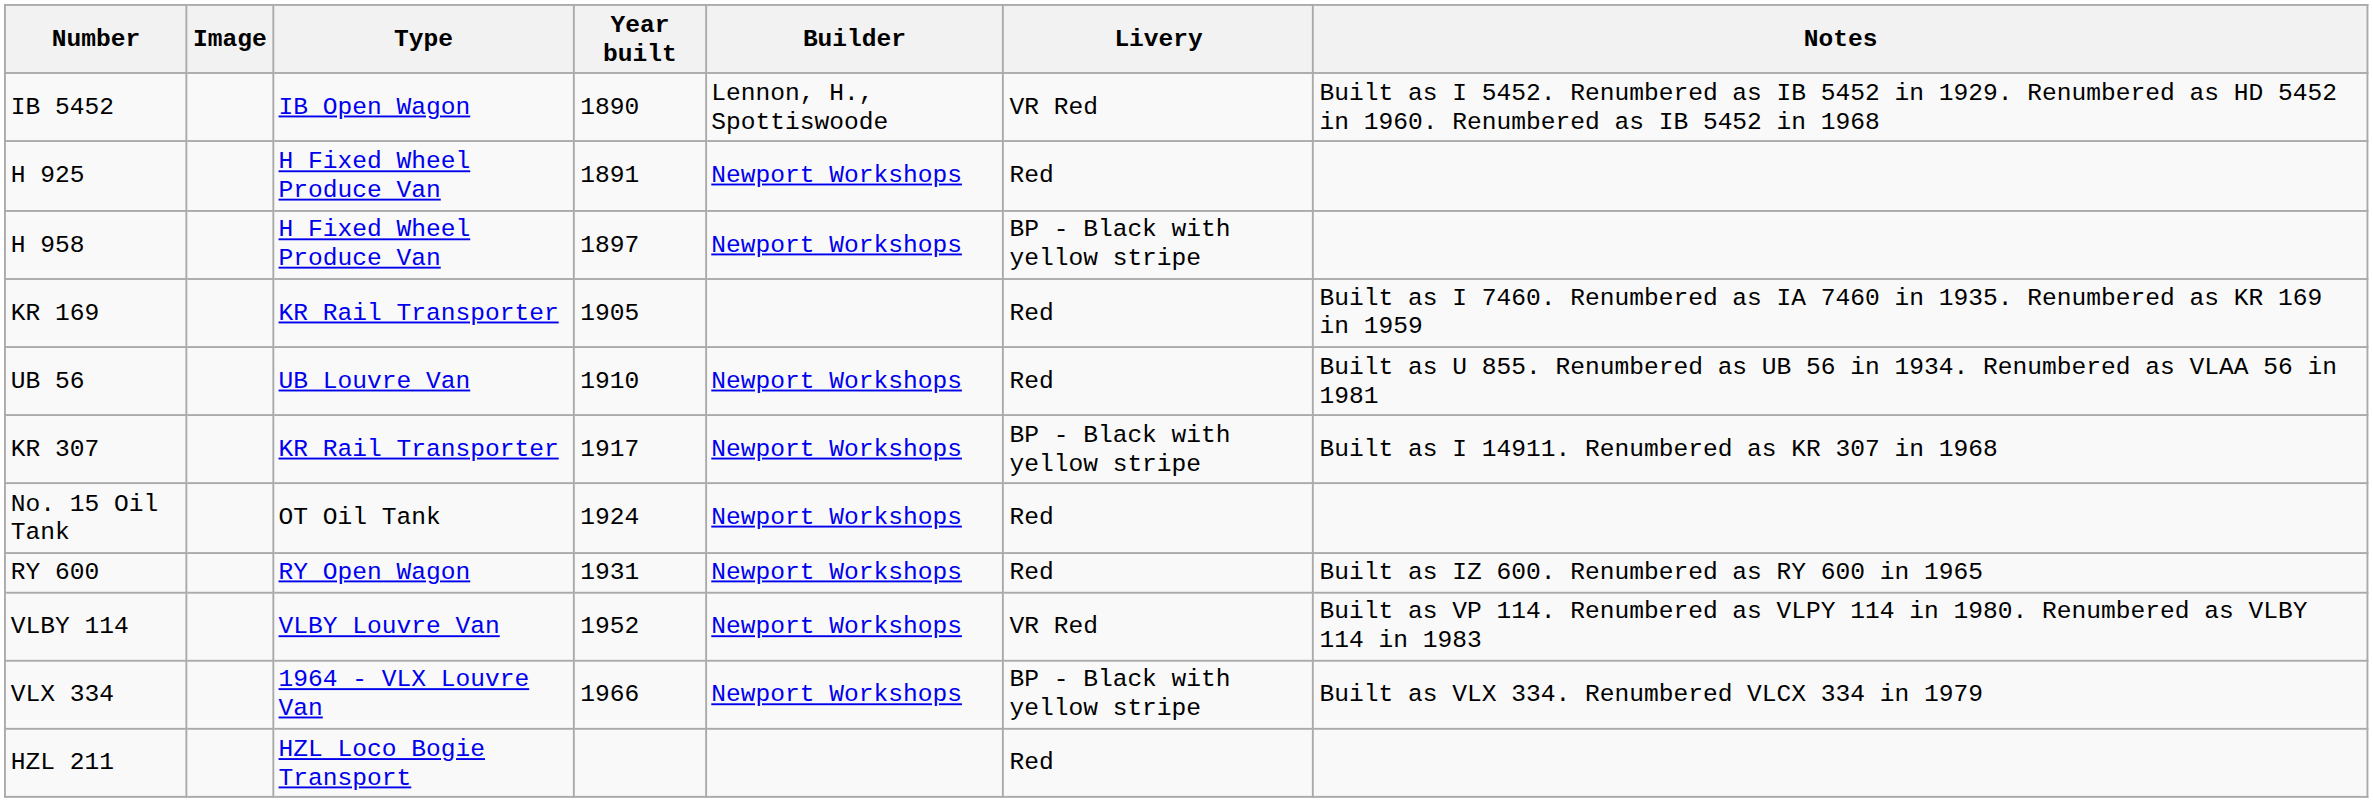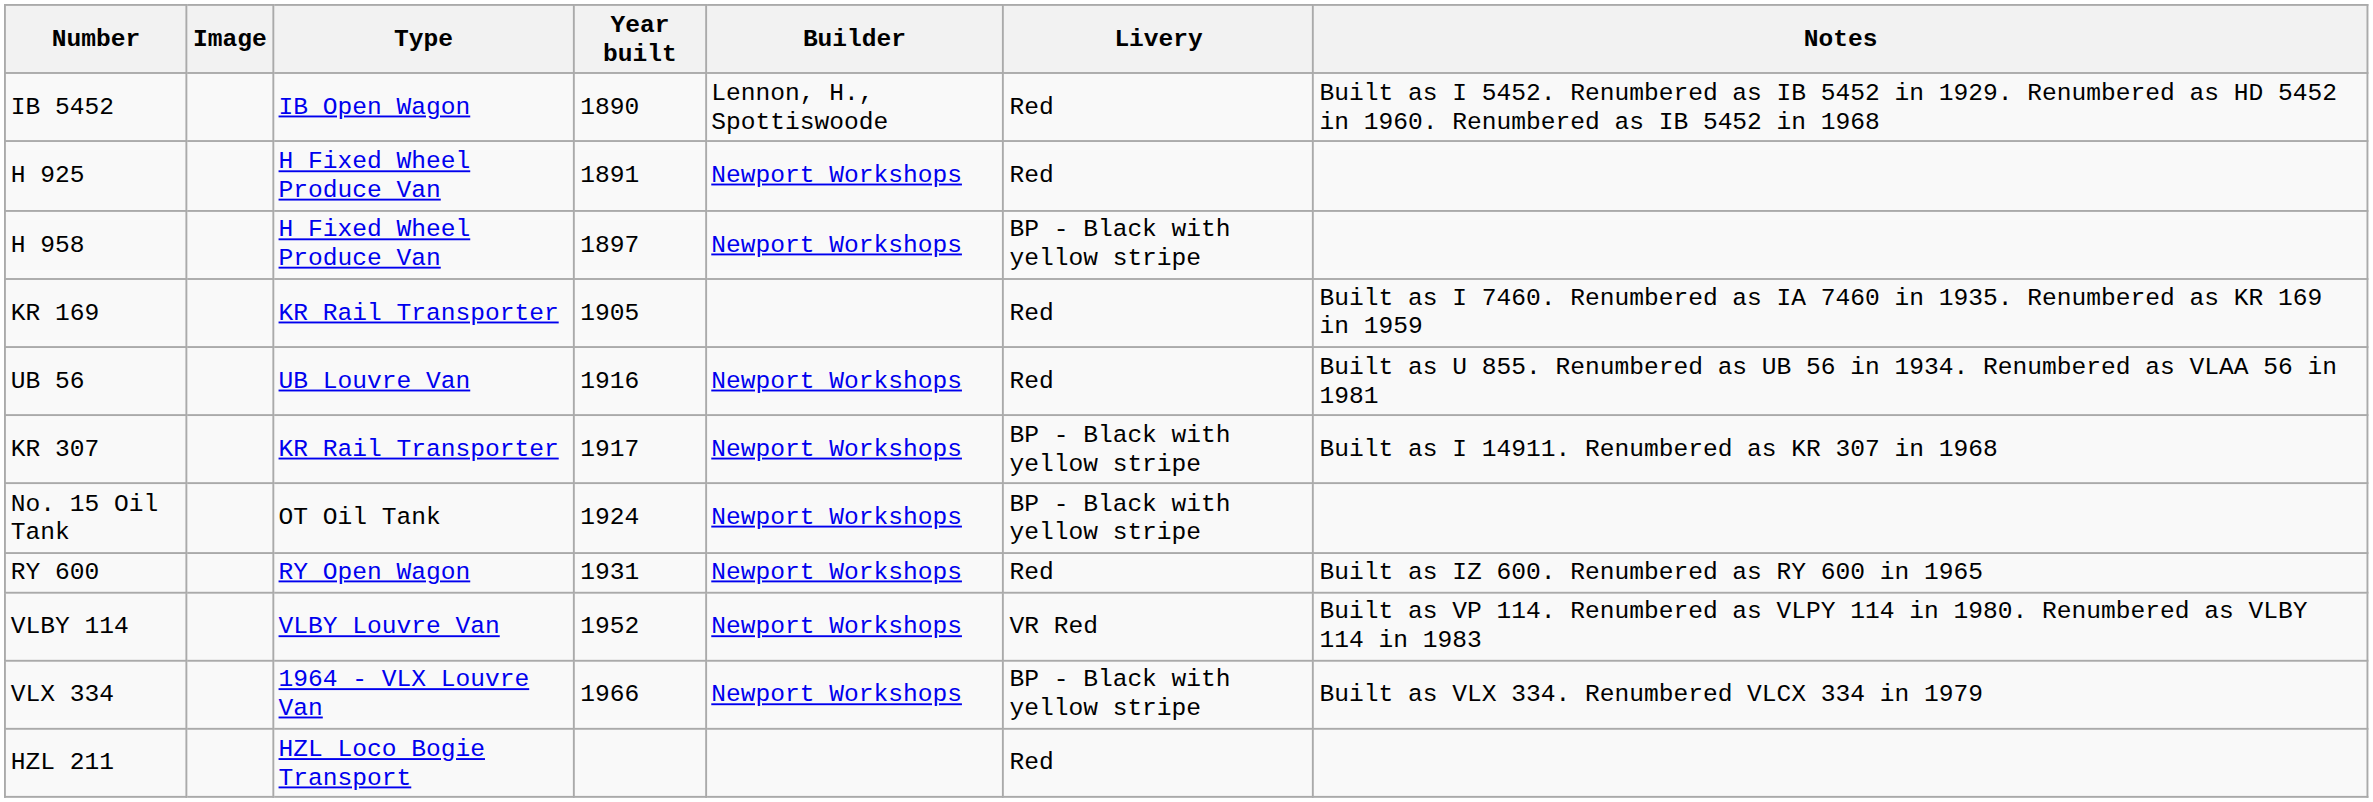(1054, 108) VR Red -> (1032, 108) Red
(610, 381) 1910 -> (610, 381) 1916
(1032, 518) Red -> (1120, 518) BP - Black with yellow stripe
